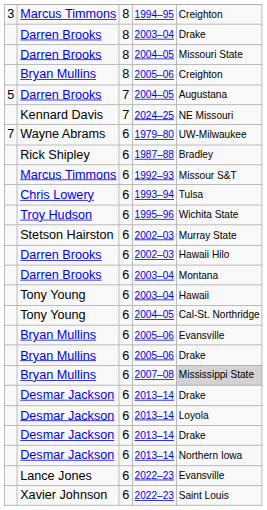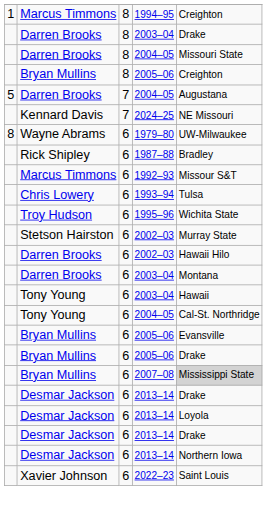(11, 14) 3 -> (11, 14) 1
(11, 134) 7 -> (11, 134) 8
- row: (56, 475)
